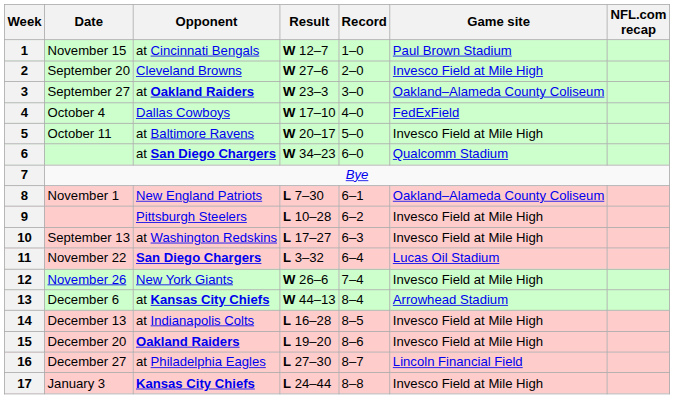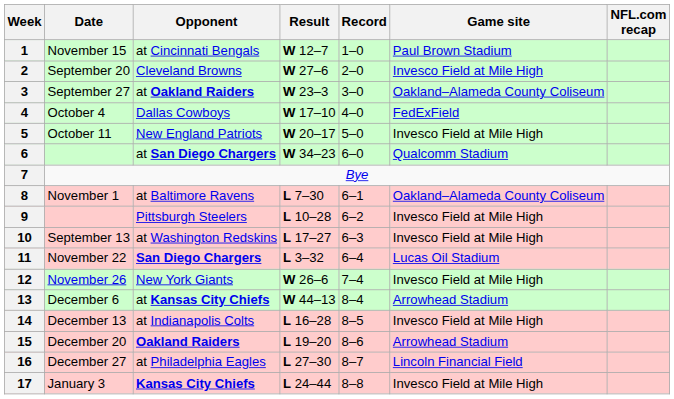(195, 133) at Baltimore Ravens -> (199, 133) New England Patriots
(199, 196) New England Patriots -> (195, 196) at Baltimore Ravens
(468, 341) Invesco Field at Mile High -> (450, 341) Arrowhead Stadium
